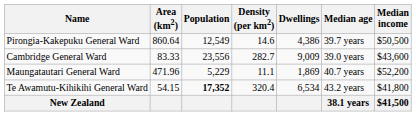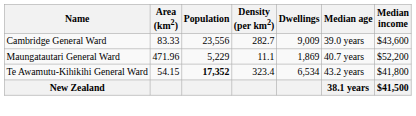- row: (73, 41)
(263, 87) 320.4 -> (263, 72) 323.4
